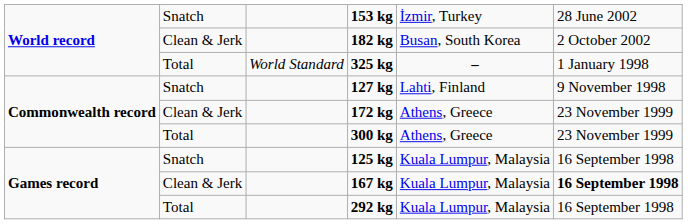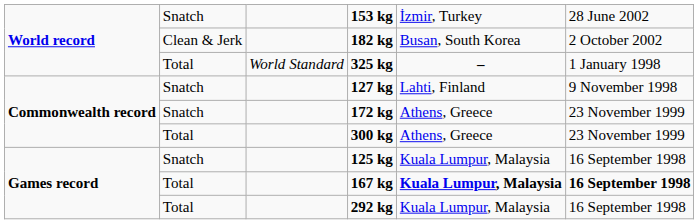(203, 111) Clean & Jerk -> (183, 111) Snatch
(203, 183) Clean & Jerk -> (178, 183) Total
(475, 183) normal -> (481, 183) bold
